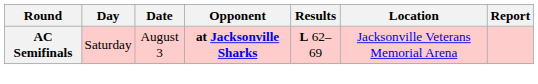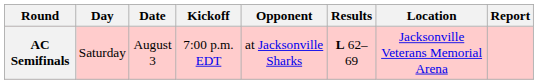+ column: (208, 15)
(238, 45) bold -> (284, 53) normal
